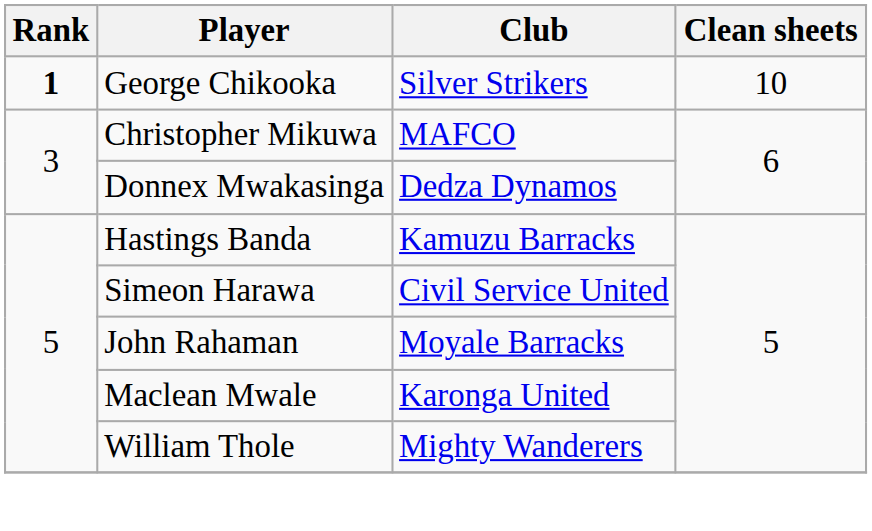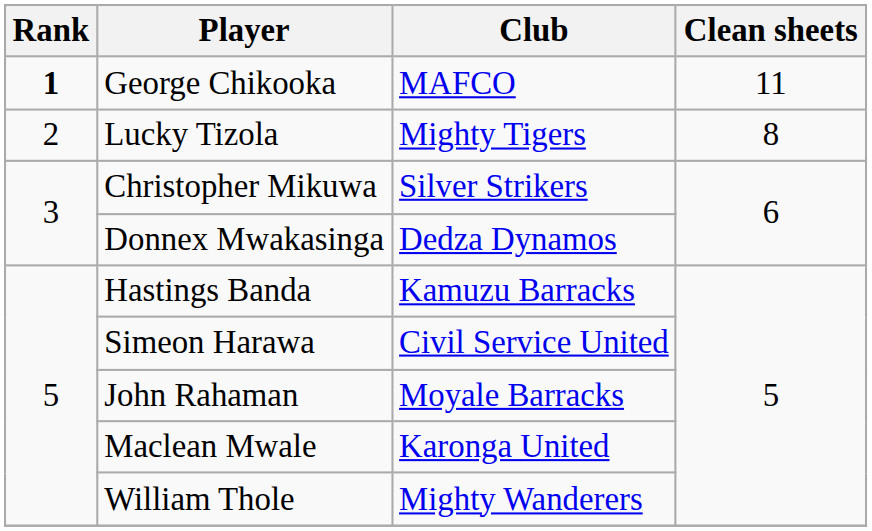(493, 82) Silver Strikers -> (457, 82) MAFCO
(771, 82) 10 -> (771, 82) 11
+ row: (191, 134)
(457, 134) MAFCO -> (493, 186) Silver Strikers
